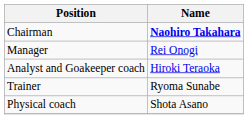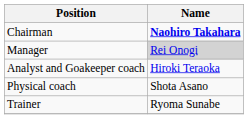(174, 50) no background -> (174, 50) lightgrey background
rows swapped: (41, 104) <-> (24, 86)
